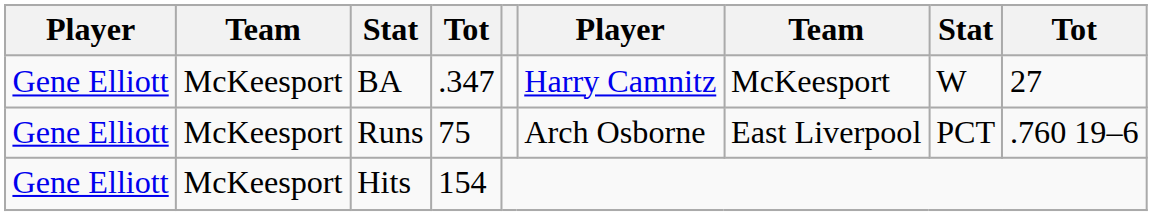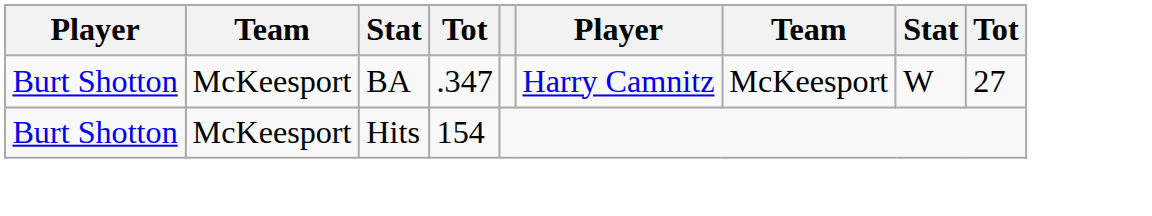(91, 81) Gene Elliott -> (95, 81) Burt Shotton
- row: (390, 132)
(91, 183) Gene Elliott -> (95, 132) Burt Shotton
